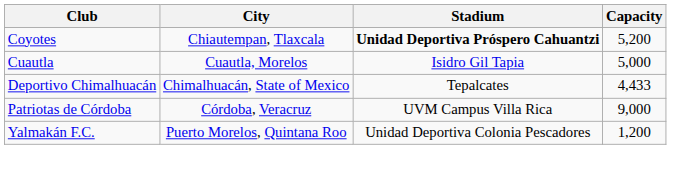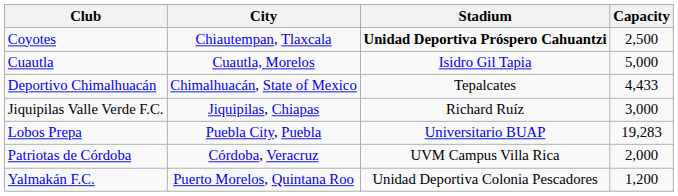(634, 39) 5,200 -> (642, 39) 2,500
+ row: (86, 109)
+ row: (45, 132)
(634, 109) 9,000 -> (642, 156) 2,000
